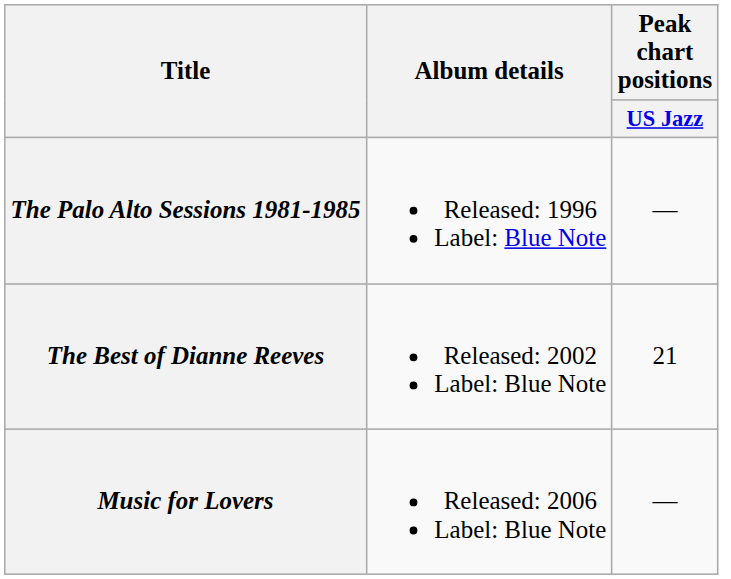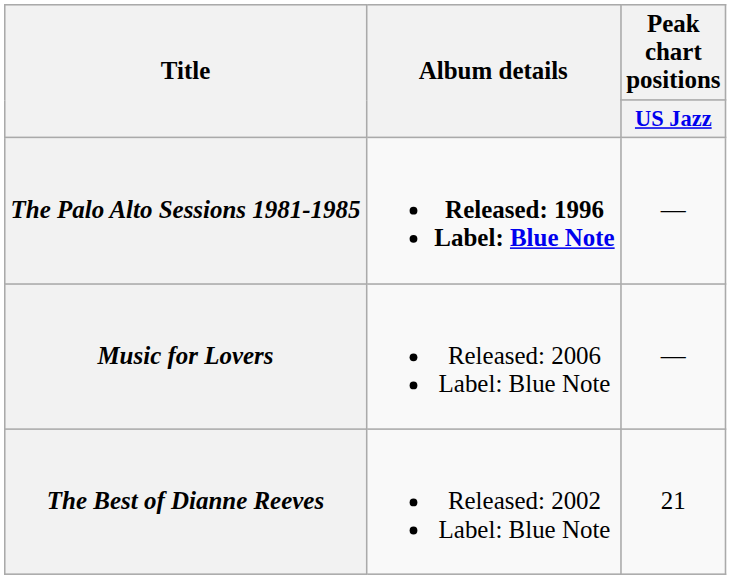(489, 224) normal -> (493, 224) bold
rows swapped: (185, 355) <-> (185, 501)
